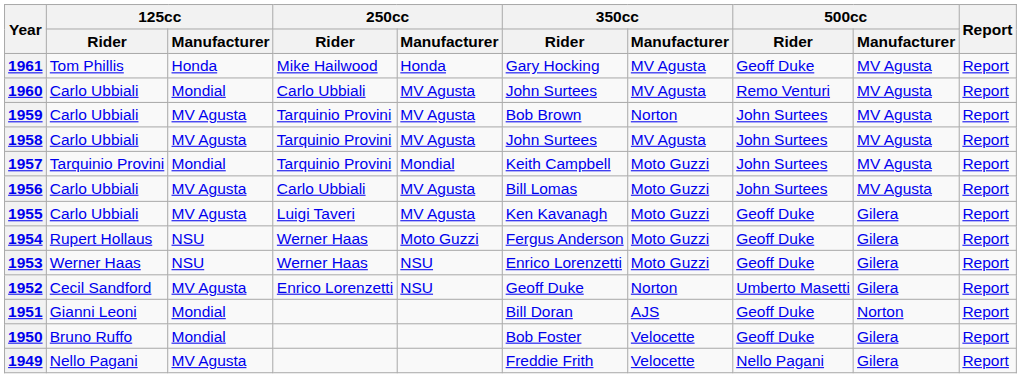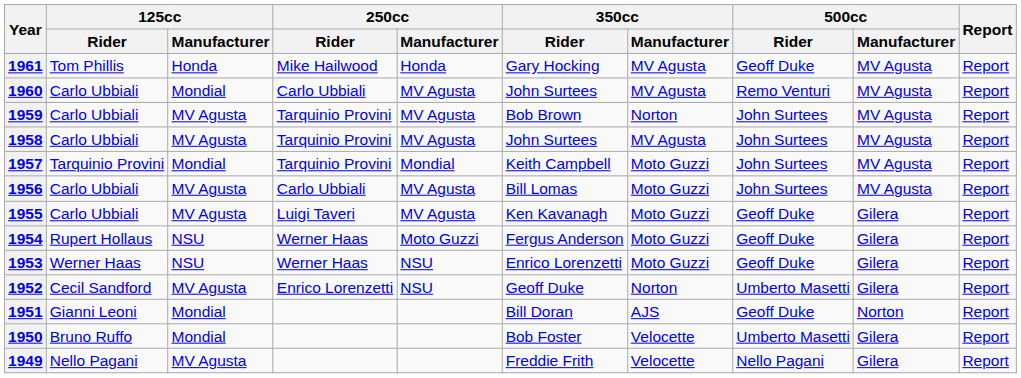(775, 336) Geoff Duke -> (793, 336) Umberto Masetti
